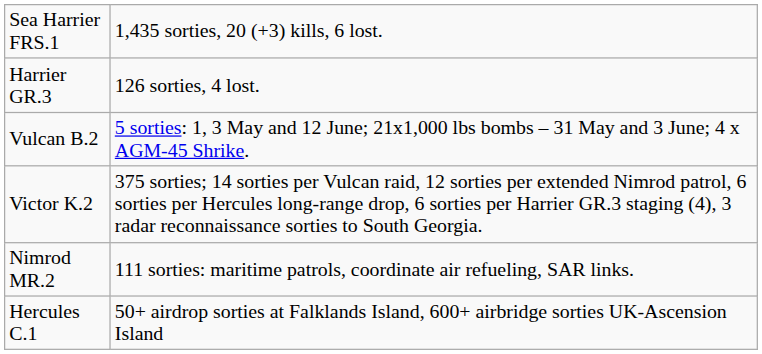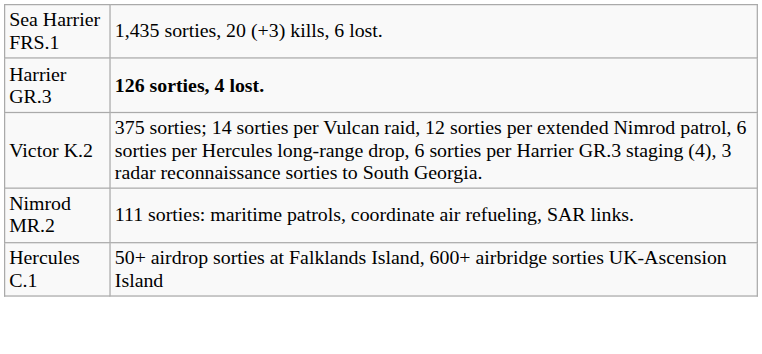(187, 85) normal -> (189, 85) bold
- row: (54, 138)
